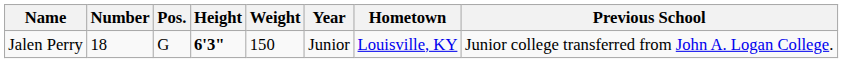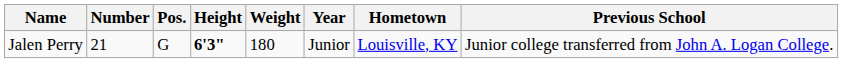(99, 44) 18 -> (99, 44) 21
(262, 44) 150 -> (262, 44) 180
